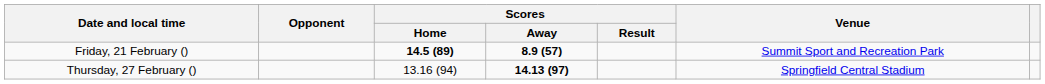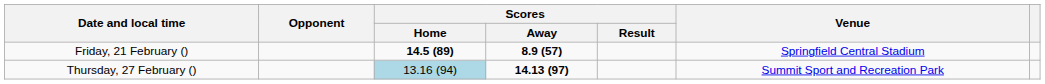(853, 51) Summit Sport and Recreation Park -> (853, 51) Springfield Central Stadium
(430, 70) no background -> (430, 70) lightblue background
(853, 70) Springfield Central Stadium -> (853, 70) Summit Sport and Recreation Park
